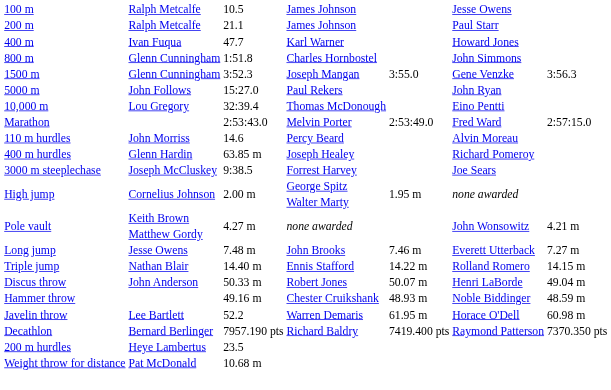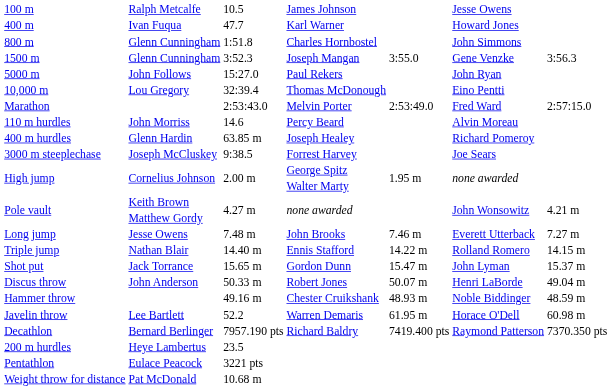- row: (19, 25)
+ row: (24, 266)
+ row: (29, 363)
